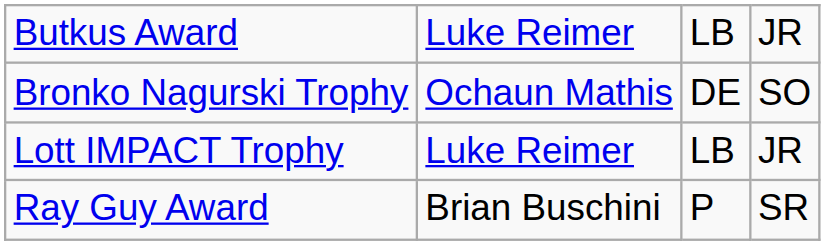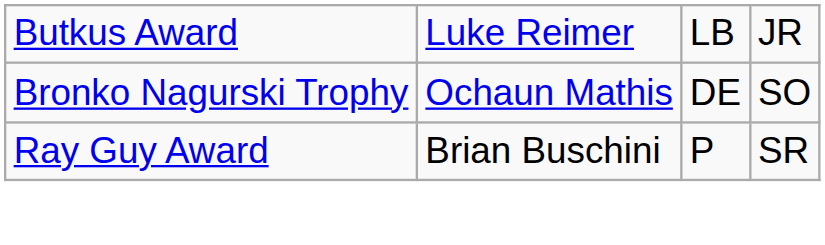- row: (179, 150)
